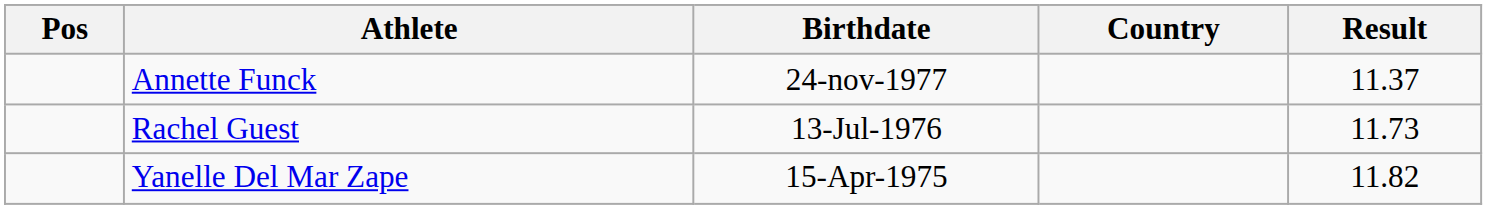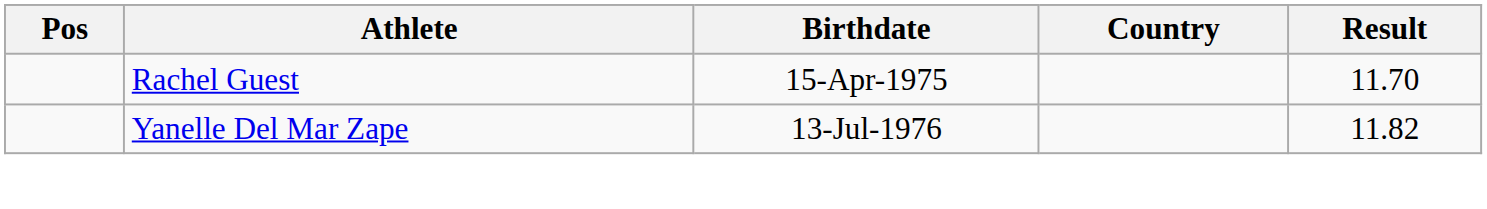- row: (224, 78)
(866, 128) 13-Jul-1976 -> (866, 78) 15-Apr-1975
(1385, 128) 11.73 -> (1385, 78) 11.70
(866, 177) 15-Apr-1975 -> (866, 128) 13-Jul-1976
